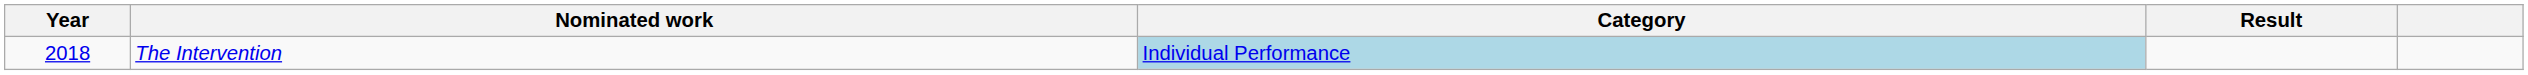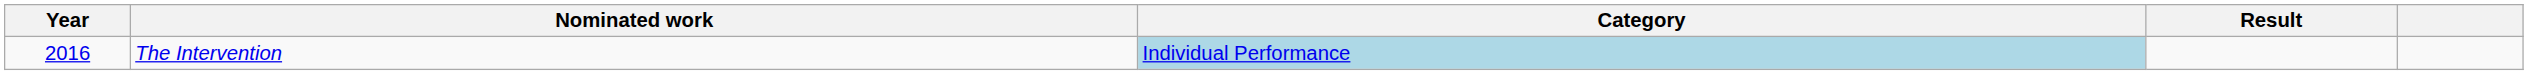(68, 52) 2018 -> (68, 52) 2016
